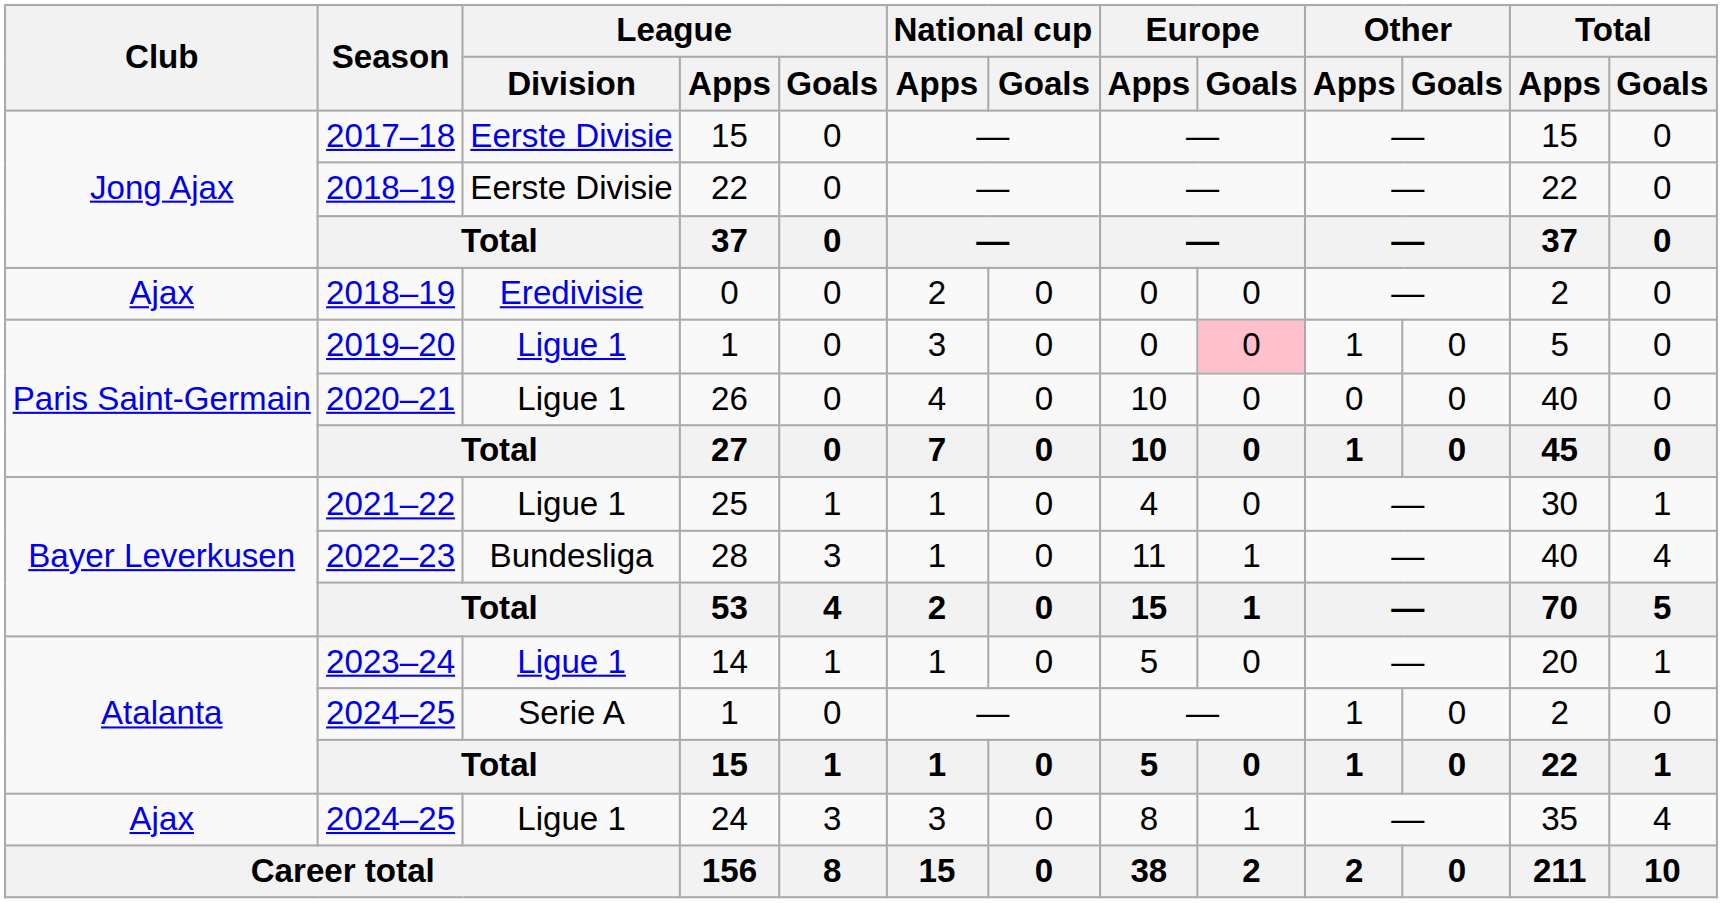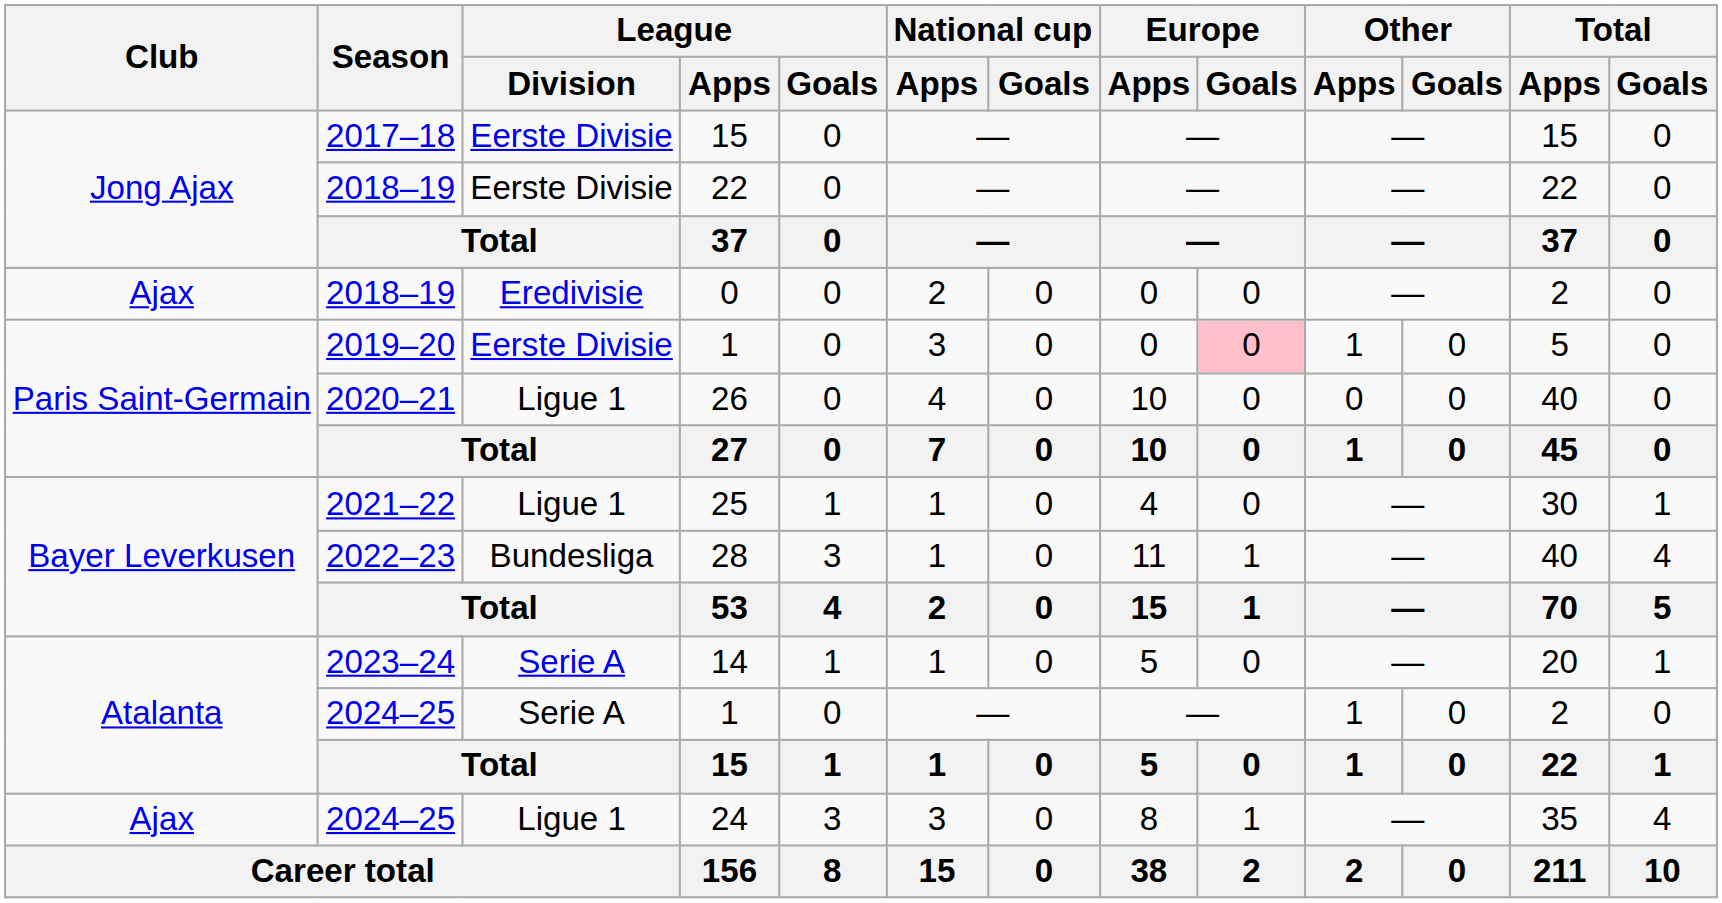(572, 345) Ligue 1 -> (572, 345) Eerste Divisie
(572, 661) Ligue 1 -> (572, 661) Serie A
